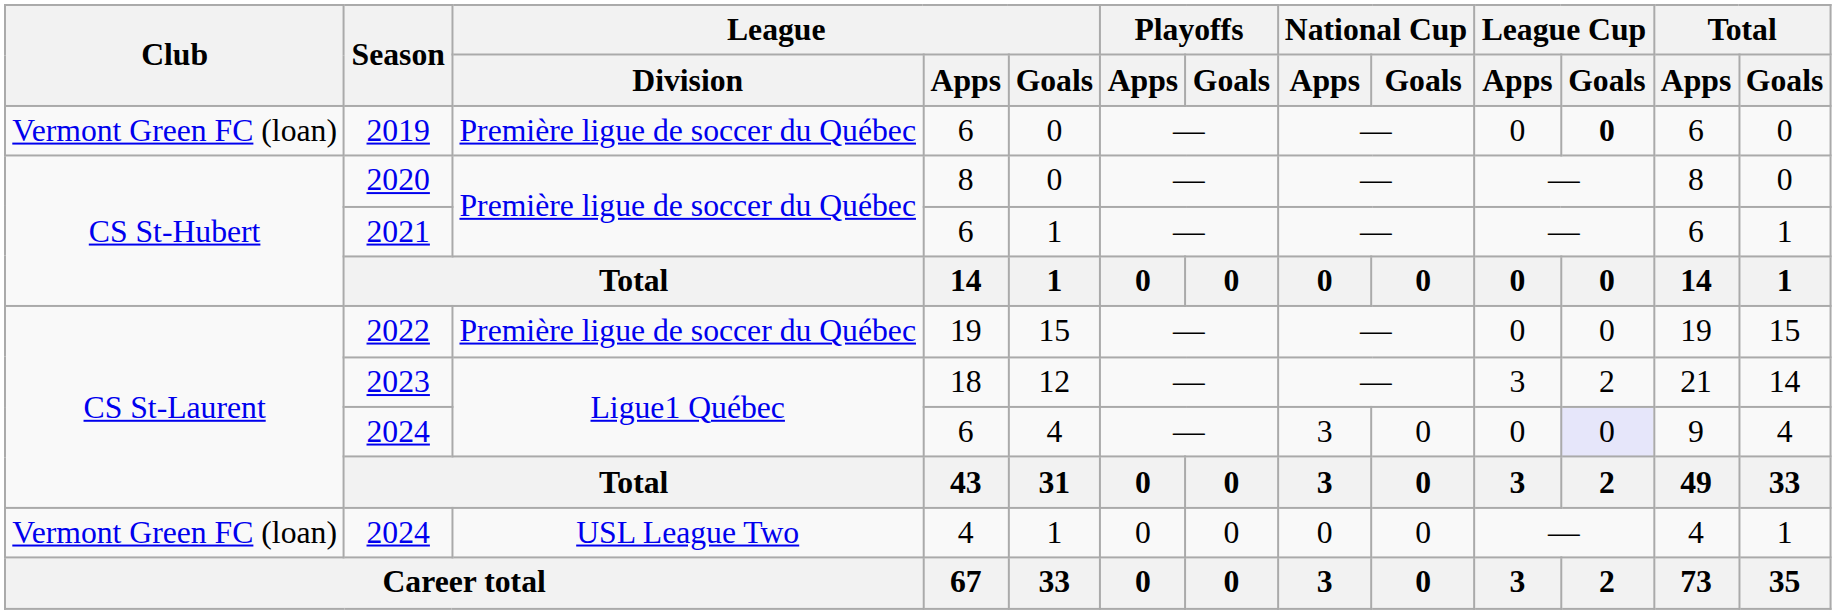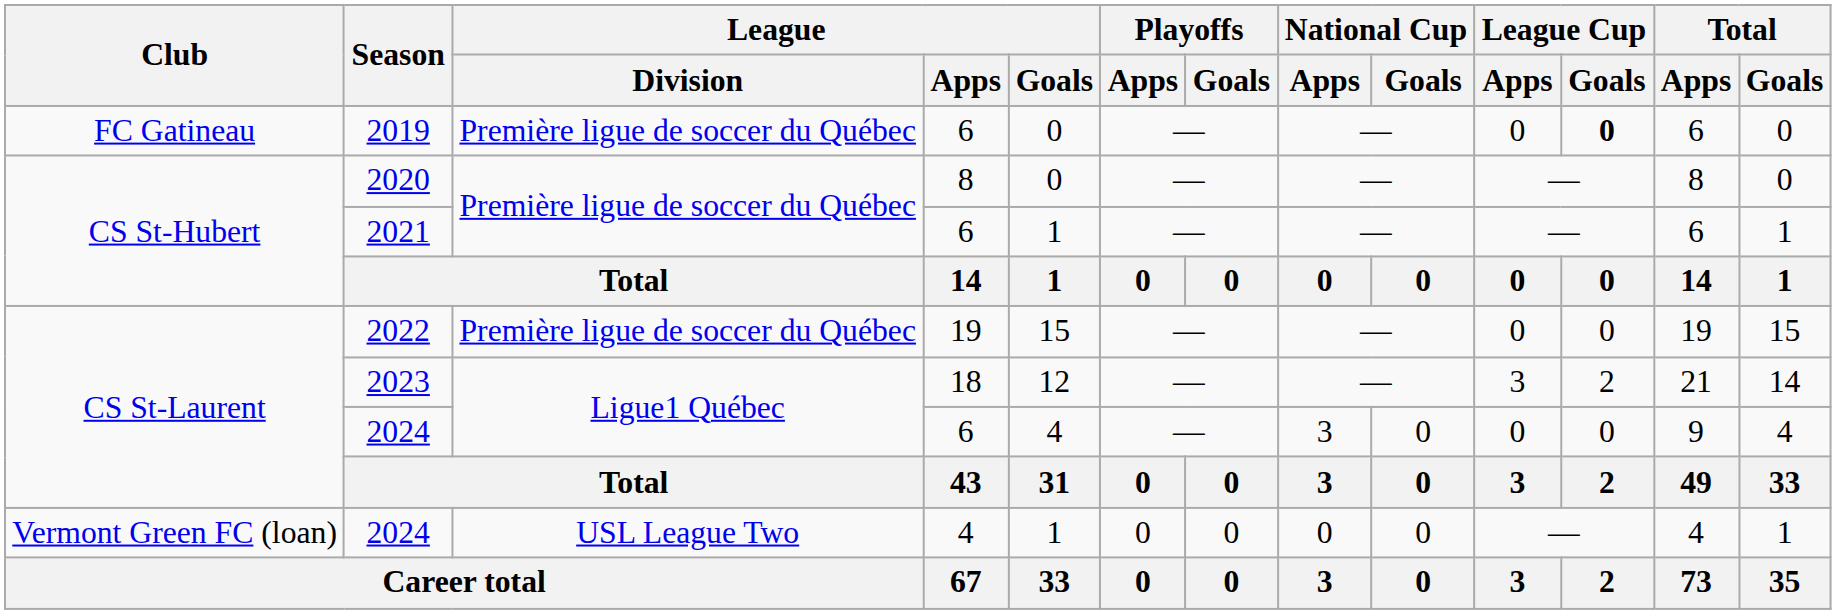(175, 130) Vermont Green FC (loan) -> (175, 130) FC Gatineau
(1607, 431) lavender background -> (1607, 431) no background
